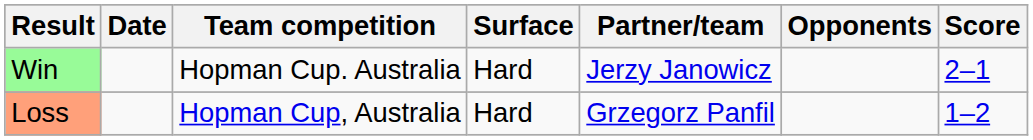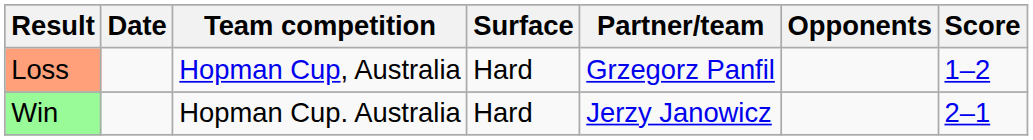rows swapped: (40, 112) <-> (35, 69)
